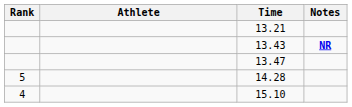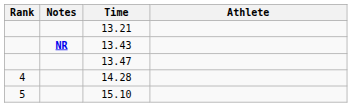columns swapped: (139, 13) <-> (325, 13)
(22, 78) 5 -> (22, 78) 4
(22, 94) 4 -> (22, 94) 5
